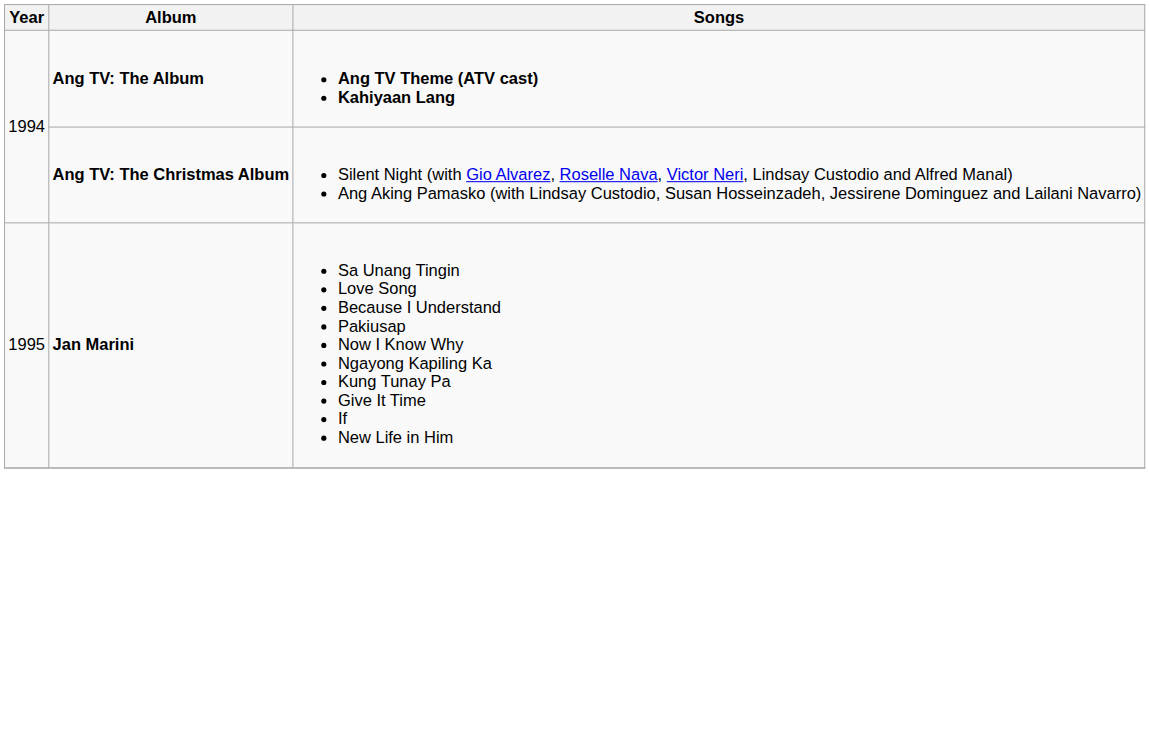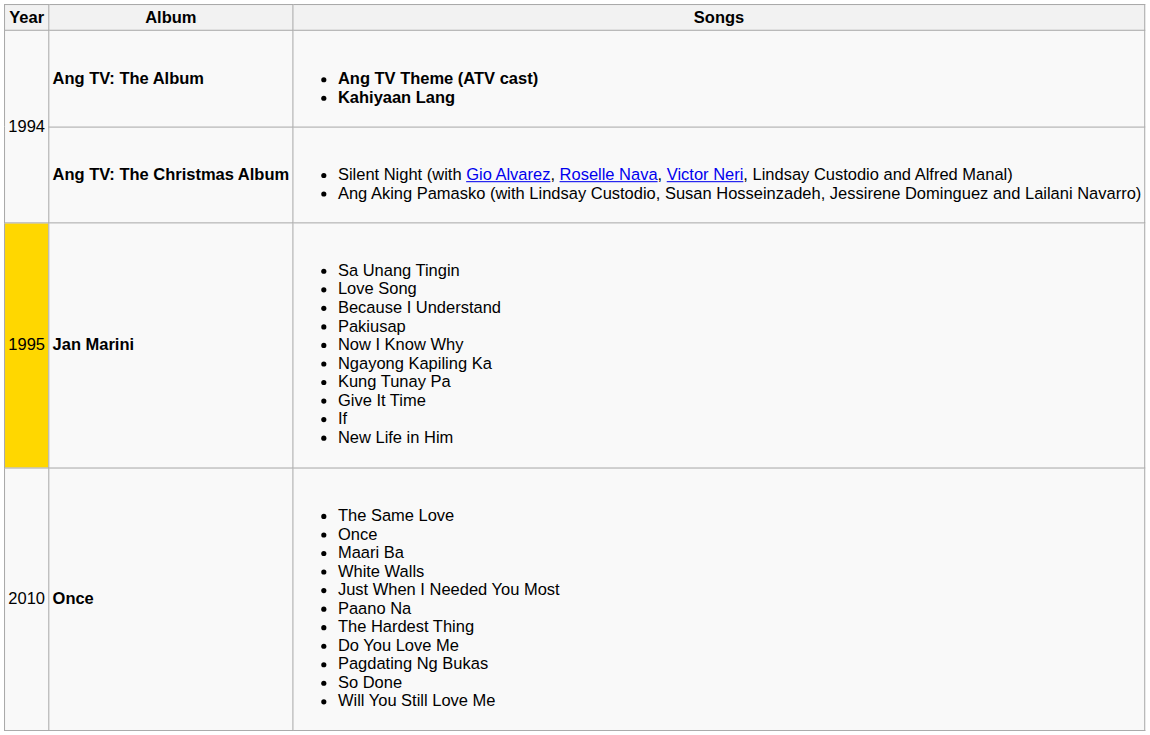(27, 345) no background -> (27, 345) gold background
+ row: (73, 599)
